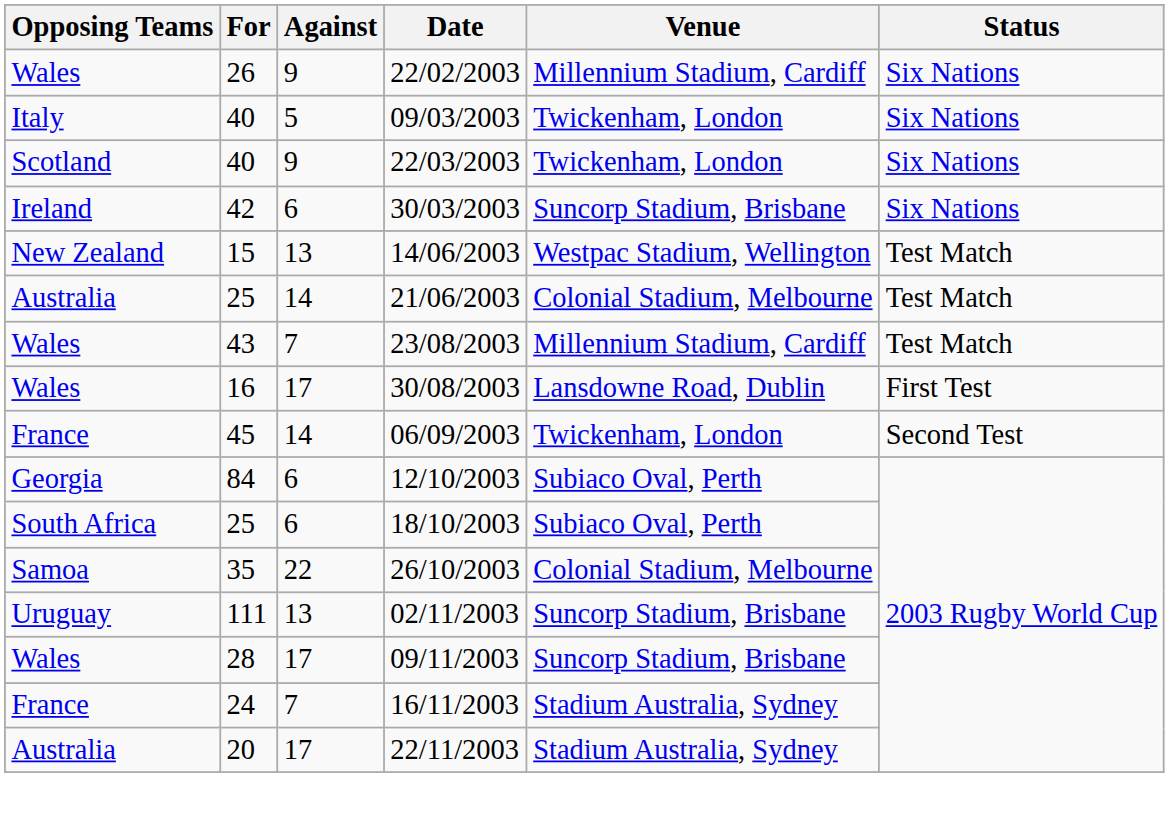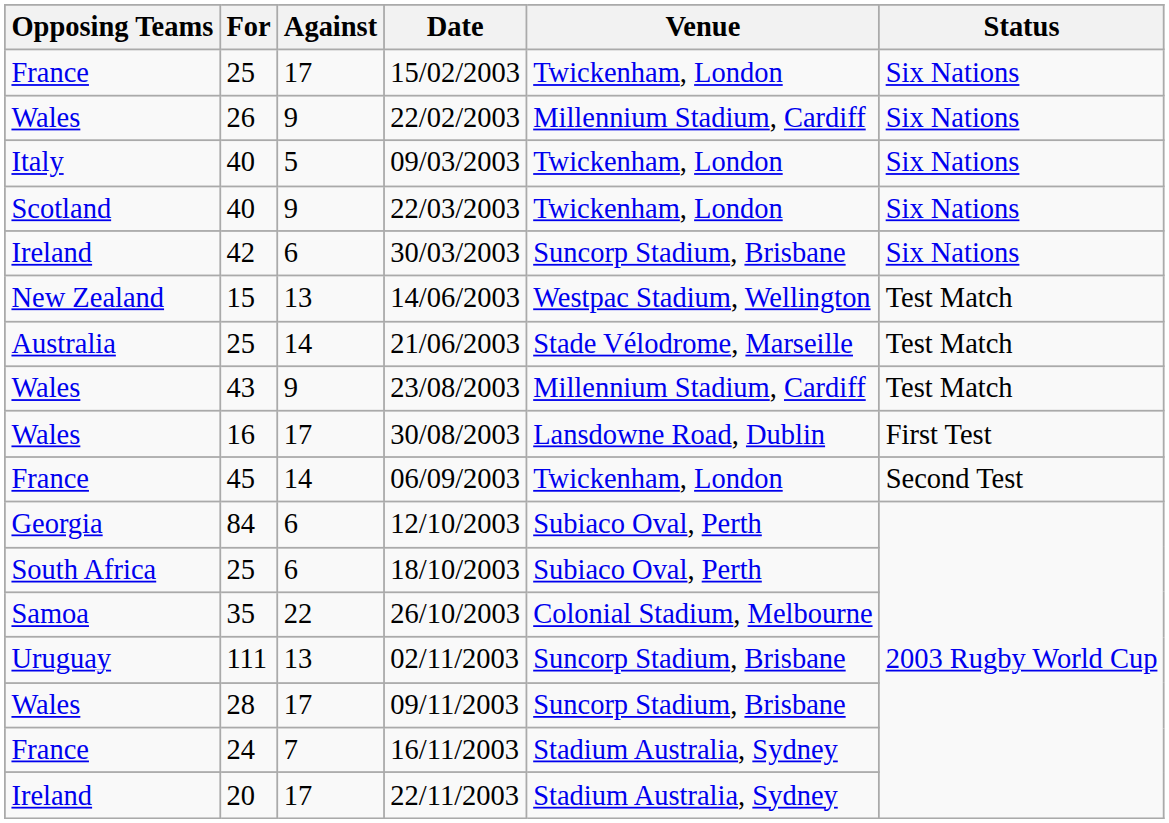+ row: (455, 72)
(703, 298) Colonial Stadium, Melbourne -> (693, 343) Stade Vélodrome, Marseille
(291, 343) 7 -> (291, 388) 9
(64, 749) Australia -> (52, 794) Ireland
